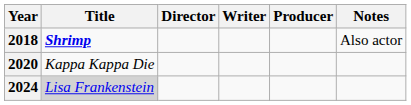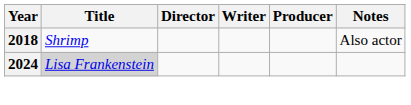(68, 40) bold -> (67, 40) normal
- row: (23, 64)
